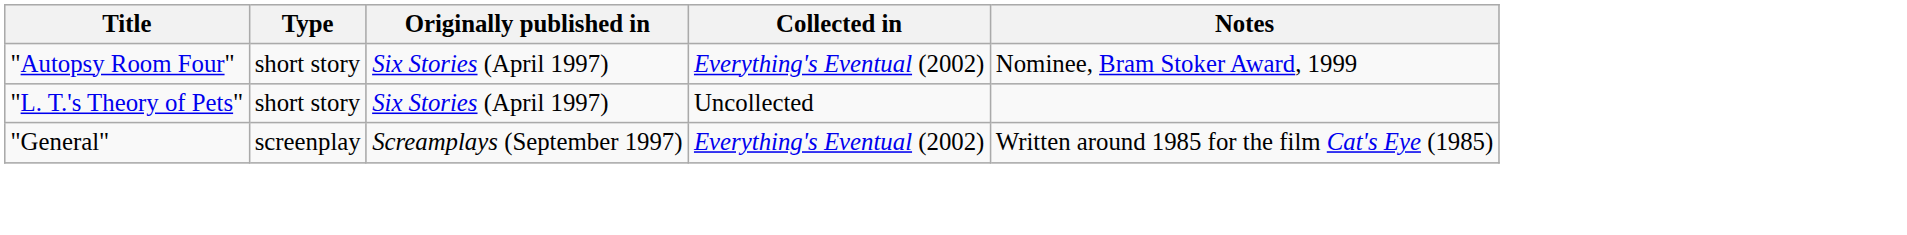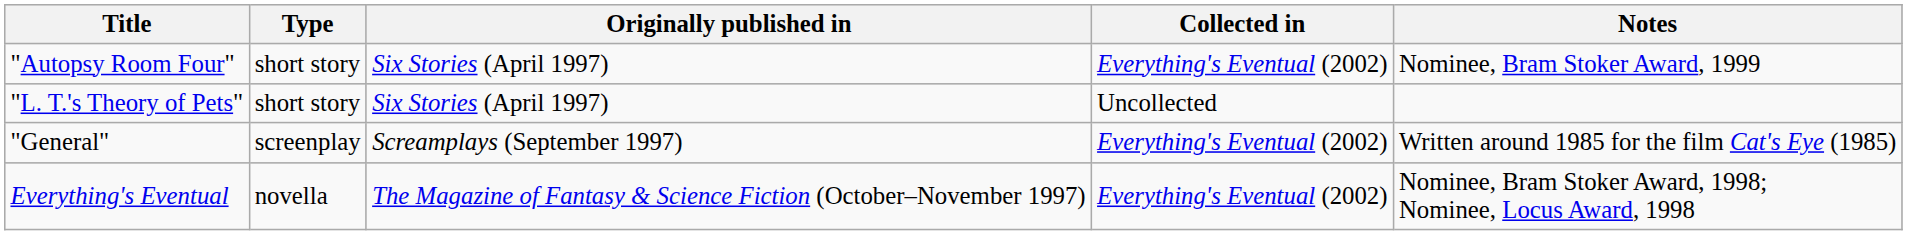+ row: (120, 195)
